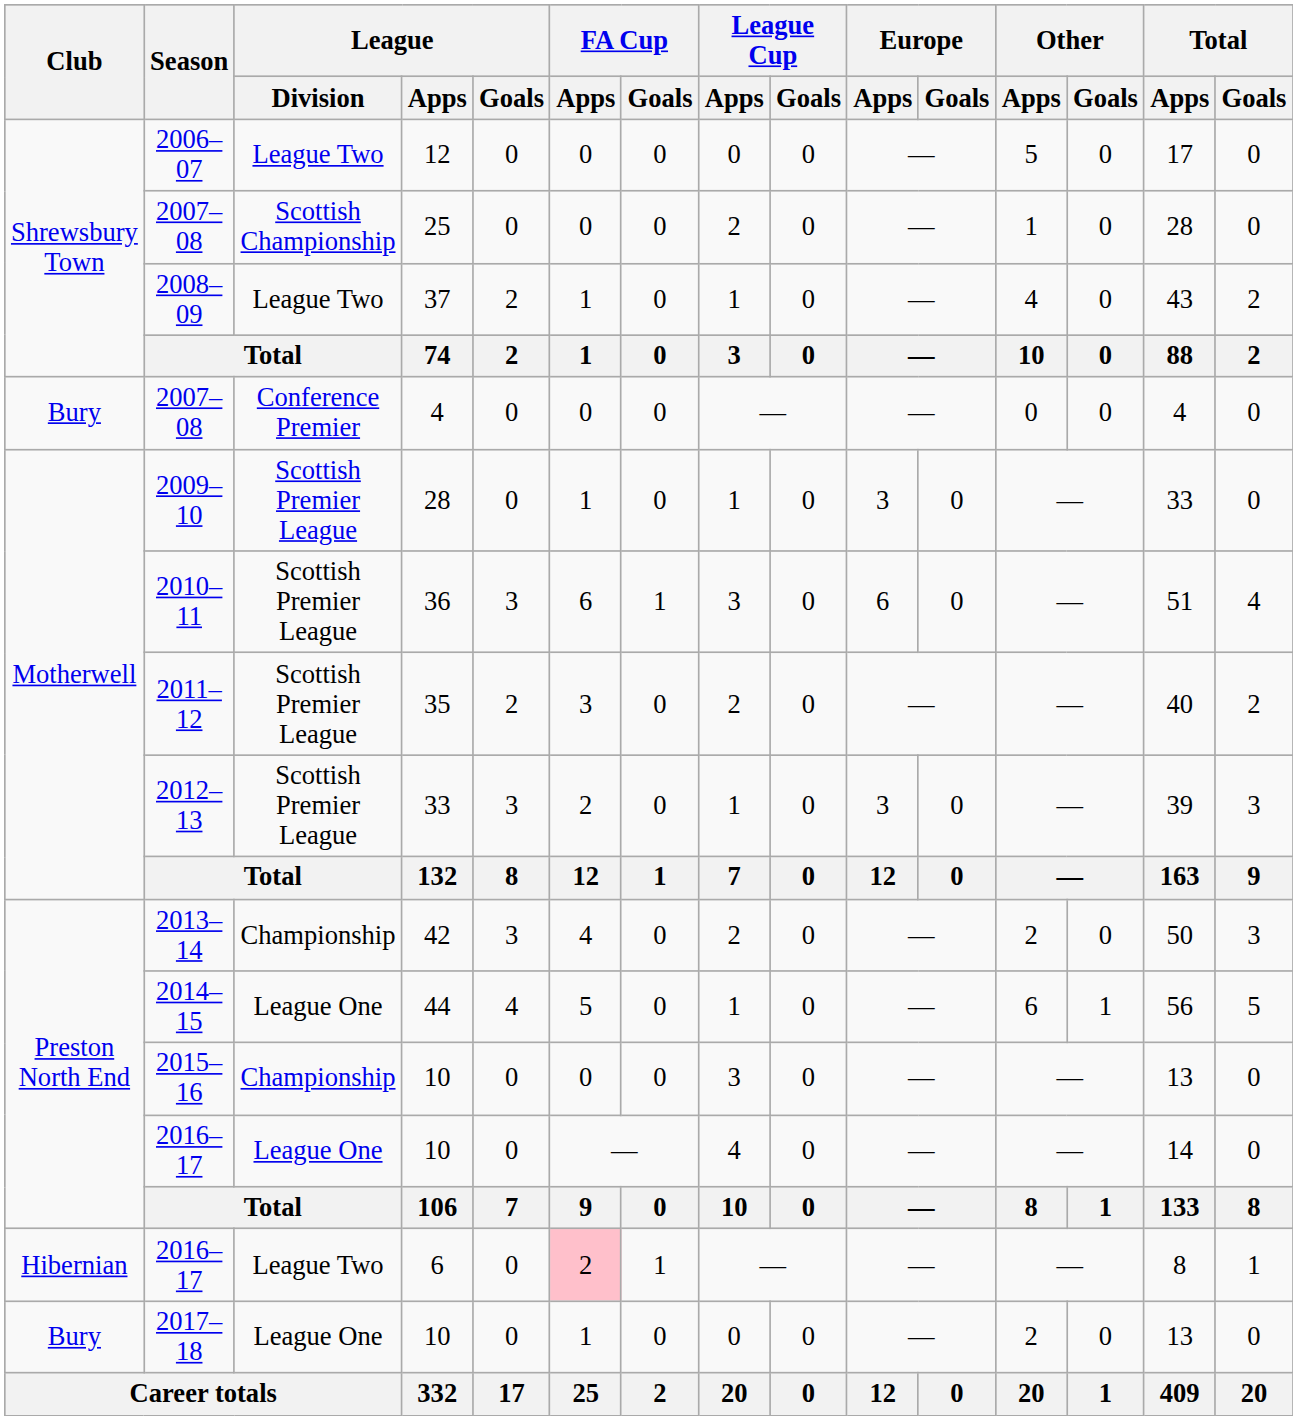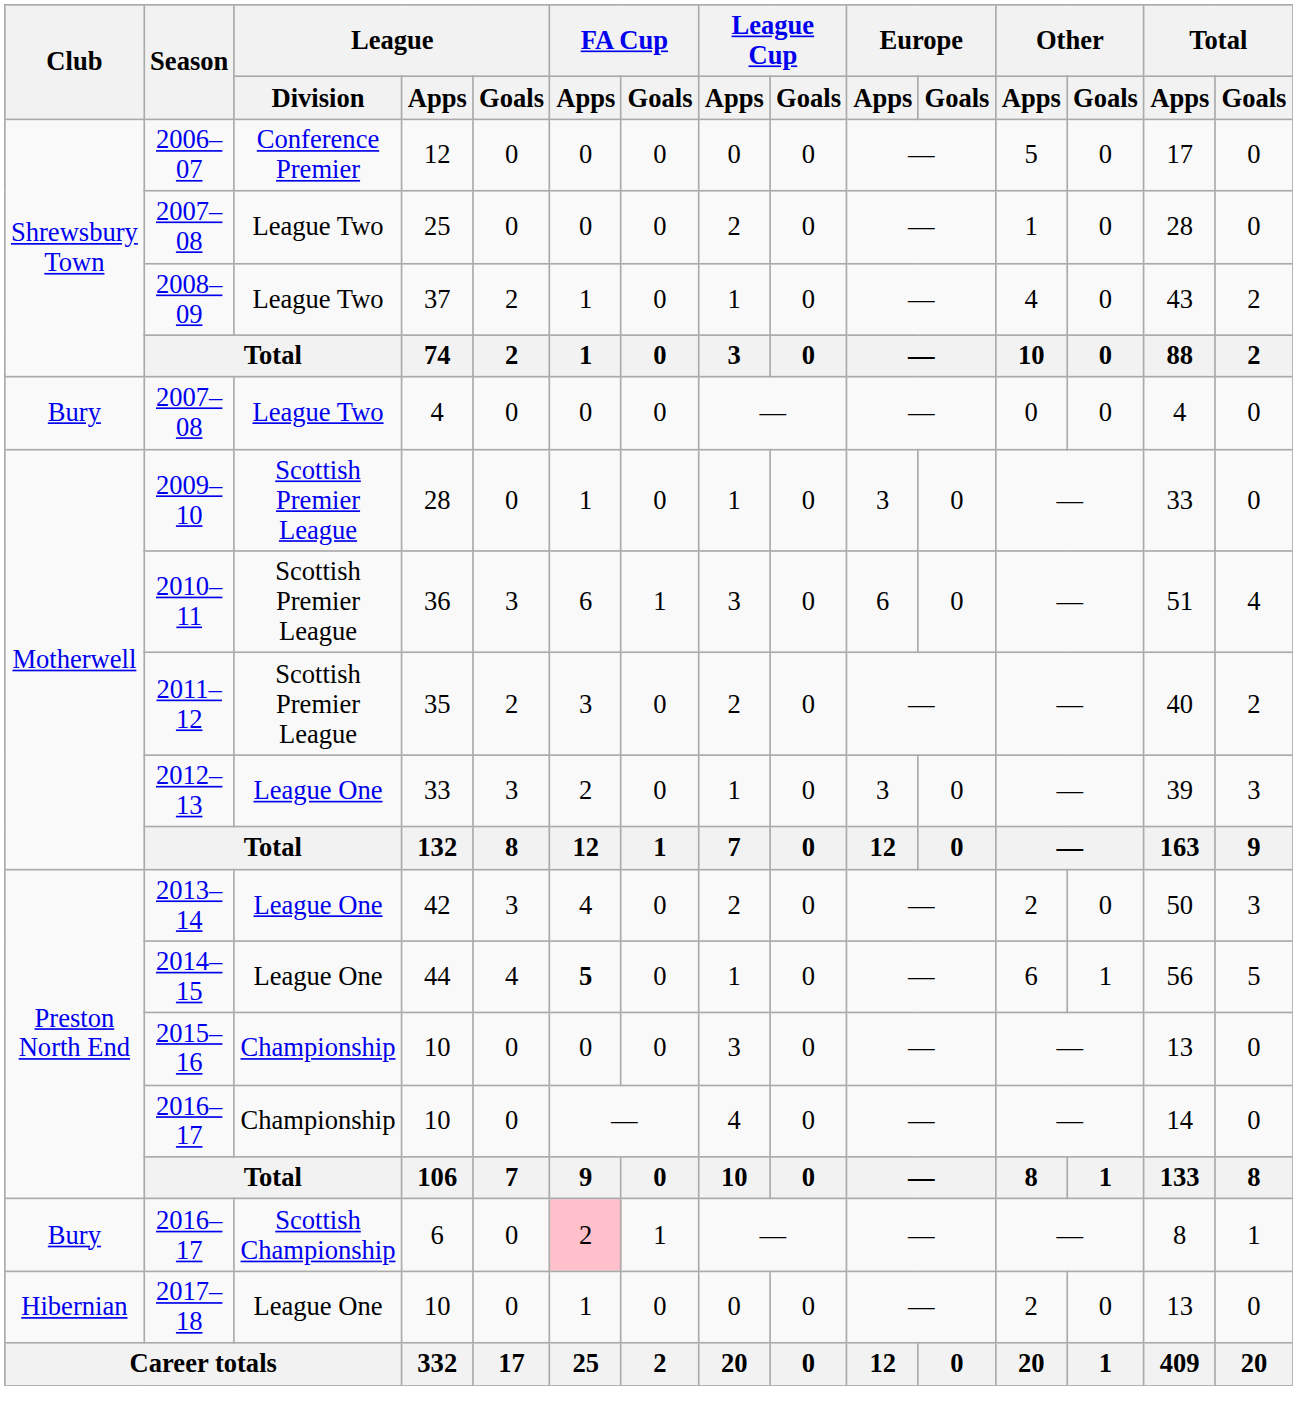(318, 154) League Two -> (318, 154) Conference Premier
(318, 226) Scottish Championship -> (318, 226) League Two
(318, 412) Conference Premier -> (318, 412) League Two
(318, 805) Scottish Premier League -> (318, 790) League One
(318, 934) Championship -> (318, 904) League One
(586, 1006) normal -> (586, 976) bold
(318, 1150) League One -> (318, 1120) Championship
(74, 1264) Hibernian -> (74, 1234) Bury
(318, 1264) League Two -> (318, 1234) Scottish Championship
(74, 1336) Bury -> (74, 1306) Hibernian
